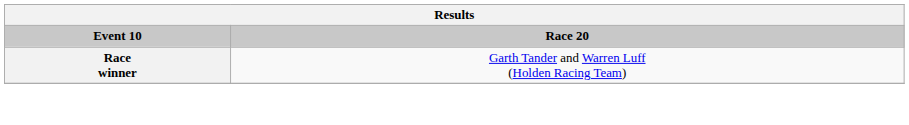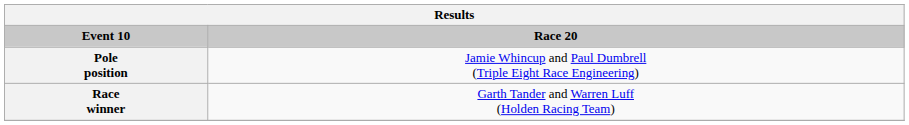+ row: (106, 64)
